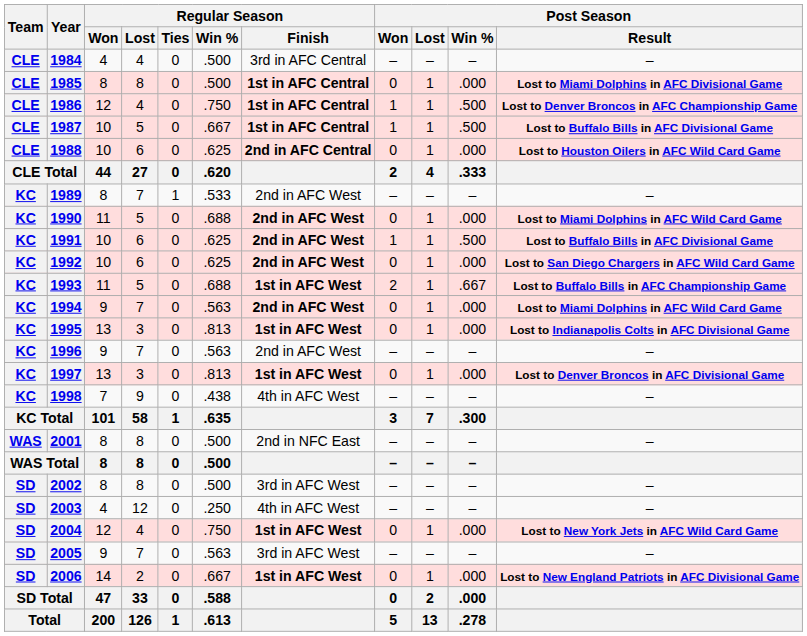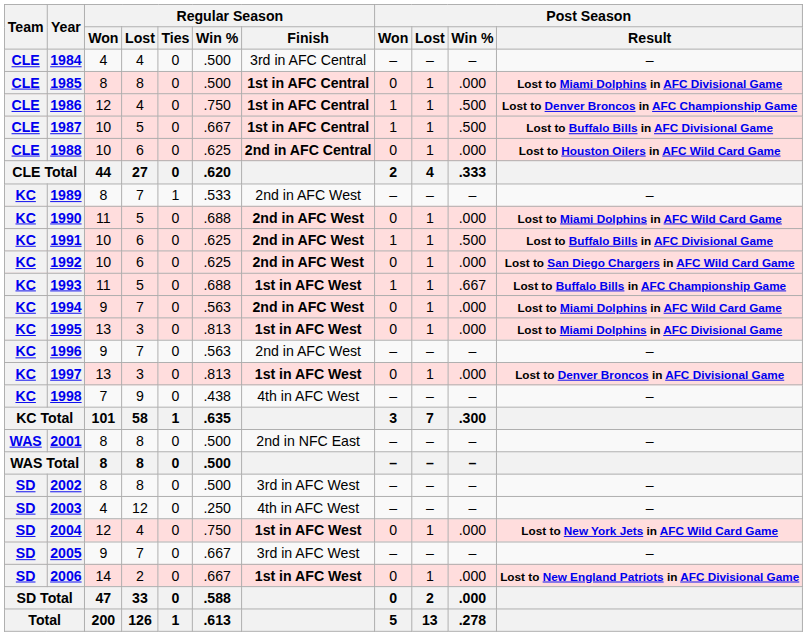(393, 284) 2 -> (393, 284) 1
(650, 331) Lost to Indianapolis Colts in AFC Divisional Game -> (650, 331) Lost to Miami Dolphins in AFC Divisional Game
(217, 553) .563 -> (217, 553) .667
